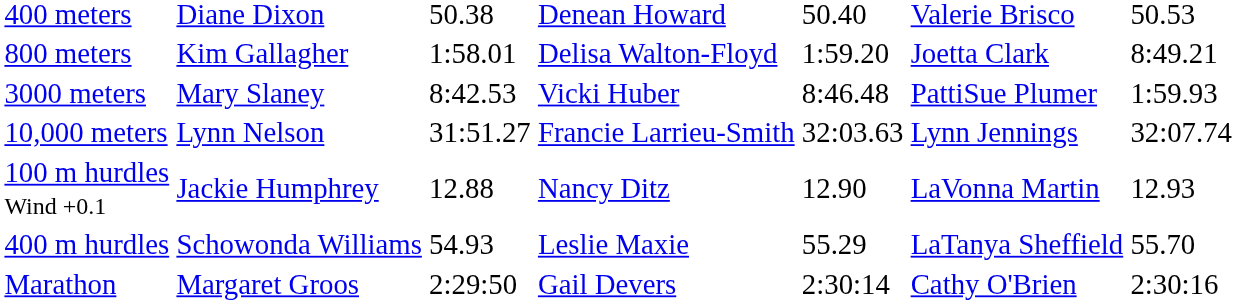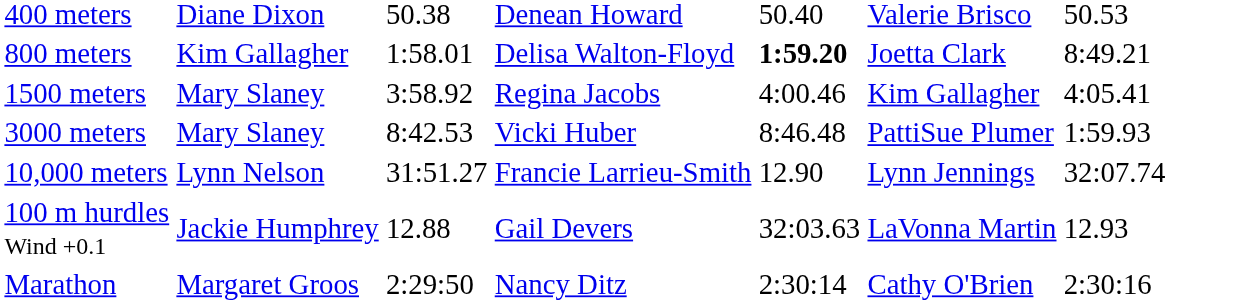(845, 53) normal -> (803, 53) bold
+ row: (75, 93)
(853, 132) 32:03.63 -> (791, 172) 12.90
(604, 188) Nancy Ditz -> (564, 228) Gail Devers
(834, 188) 12.90 -> (809, 228) 32:03.63
- row: (87, 244)
(607, 284) Gail Devers -> (561, 284) Nancy Ditz
